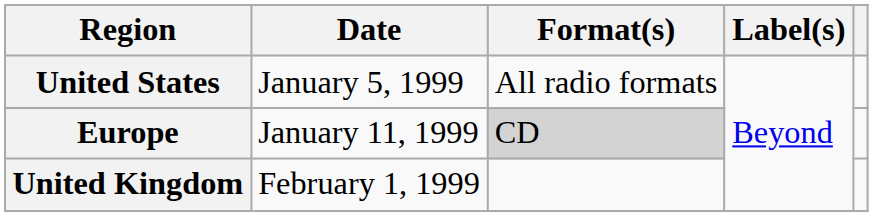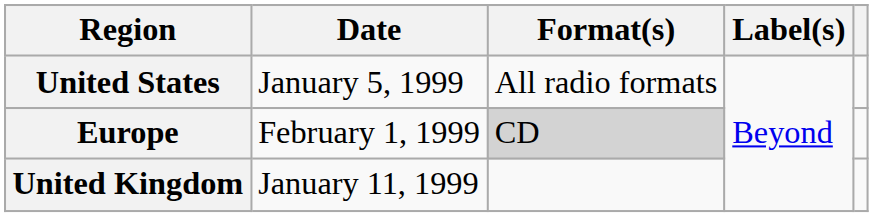(368, 132) January 11, 1999 -> (369, 132) February 1, 1999
(369, 183) February 1, 1999 -> (368, 183) January 11, 1999
